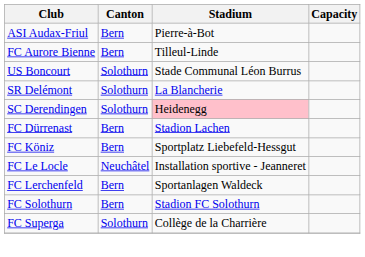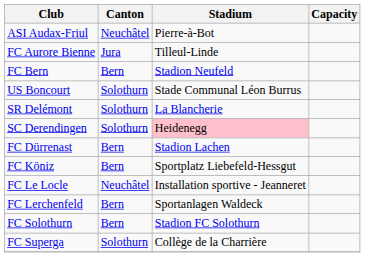(112, 33) Bern -> (125, 33) Neuchâtel
(112, 52) Bern -> (111, 52) Jura
+ row: (28, 71)
